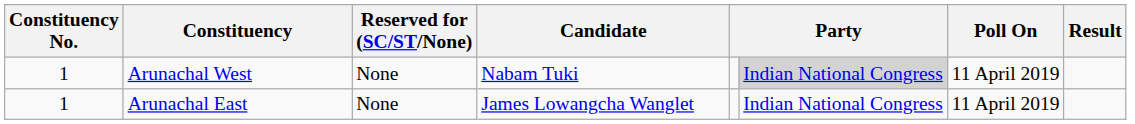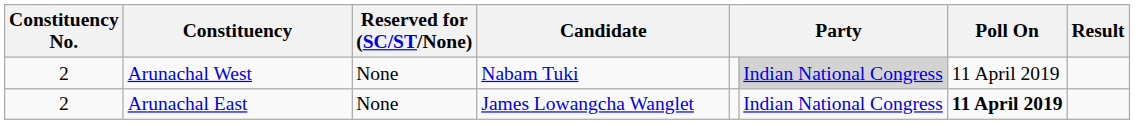(64, 72) 1 -> (64, 72) 2
(64, 103) 1 -> (64, 103) 2
(1006, 103) normal -> (1007, 103) bold
